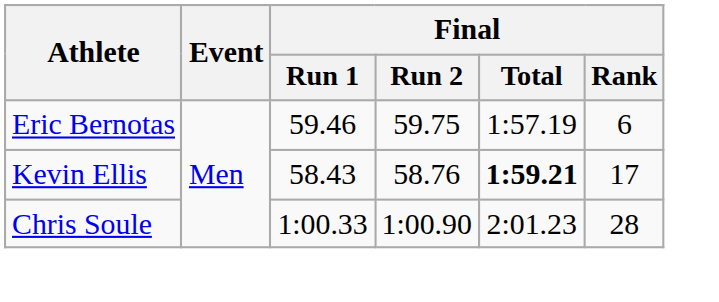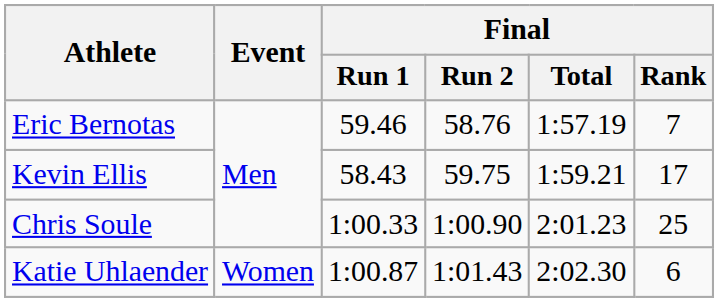(427, 125) 59.75 -> (477, 125) 58.76
(624, 125) 6 -> (673, 125) 7
(427, 174) 58.76 -> (477, 174) 59.75
(532, 174) bold -> (581, 174) normal
(624, 223) 28 -> (673, 223) 25
+ row: (110, 272)
